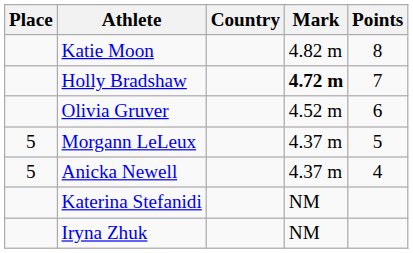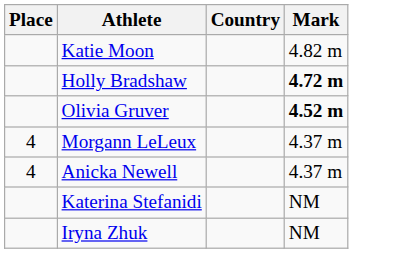- column: (378, 19)
(316, 111) normal -> (316, 111) bold
(31, 141) 5 -> (31, 141) 4
(31, 171) 5 -> (31, 171) 4
